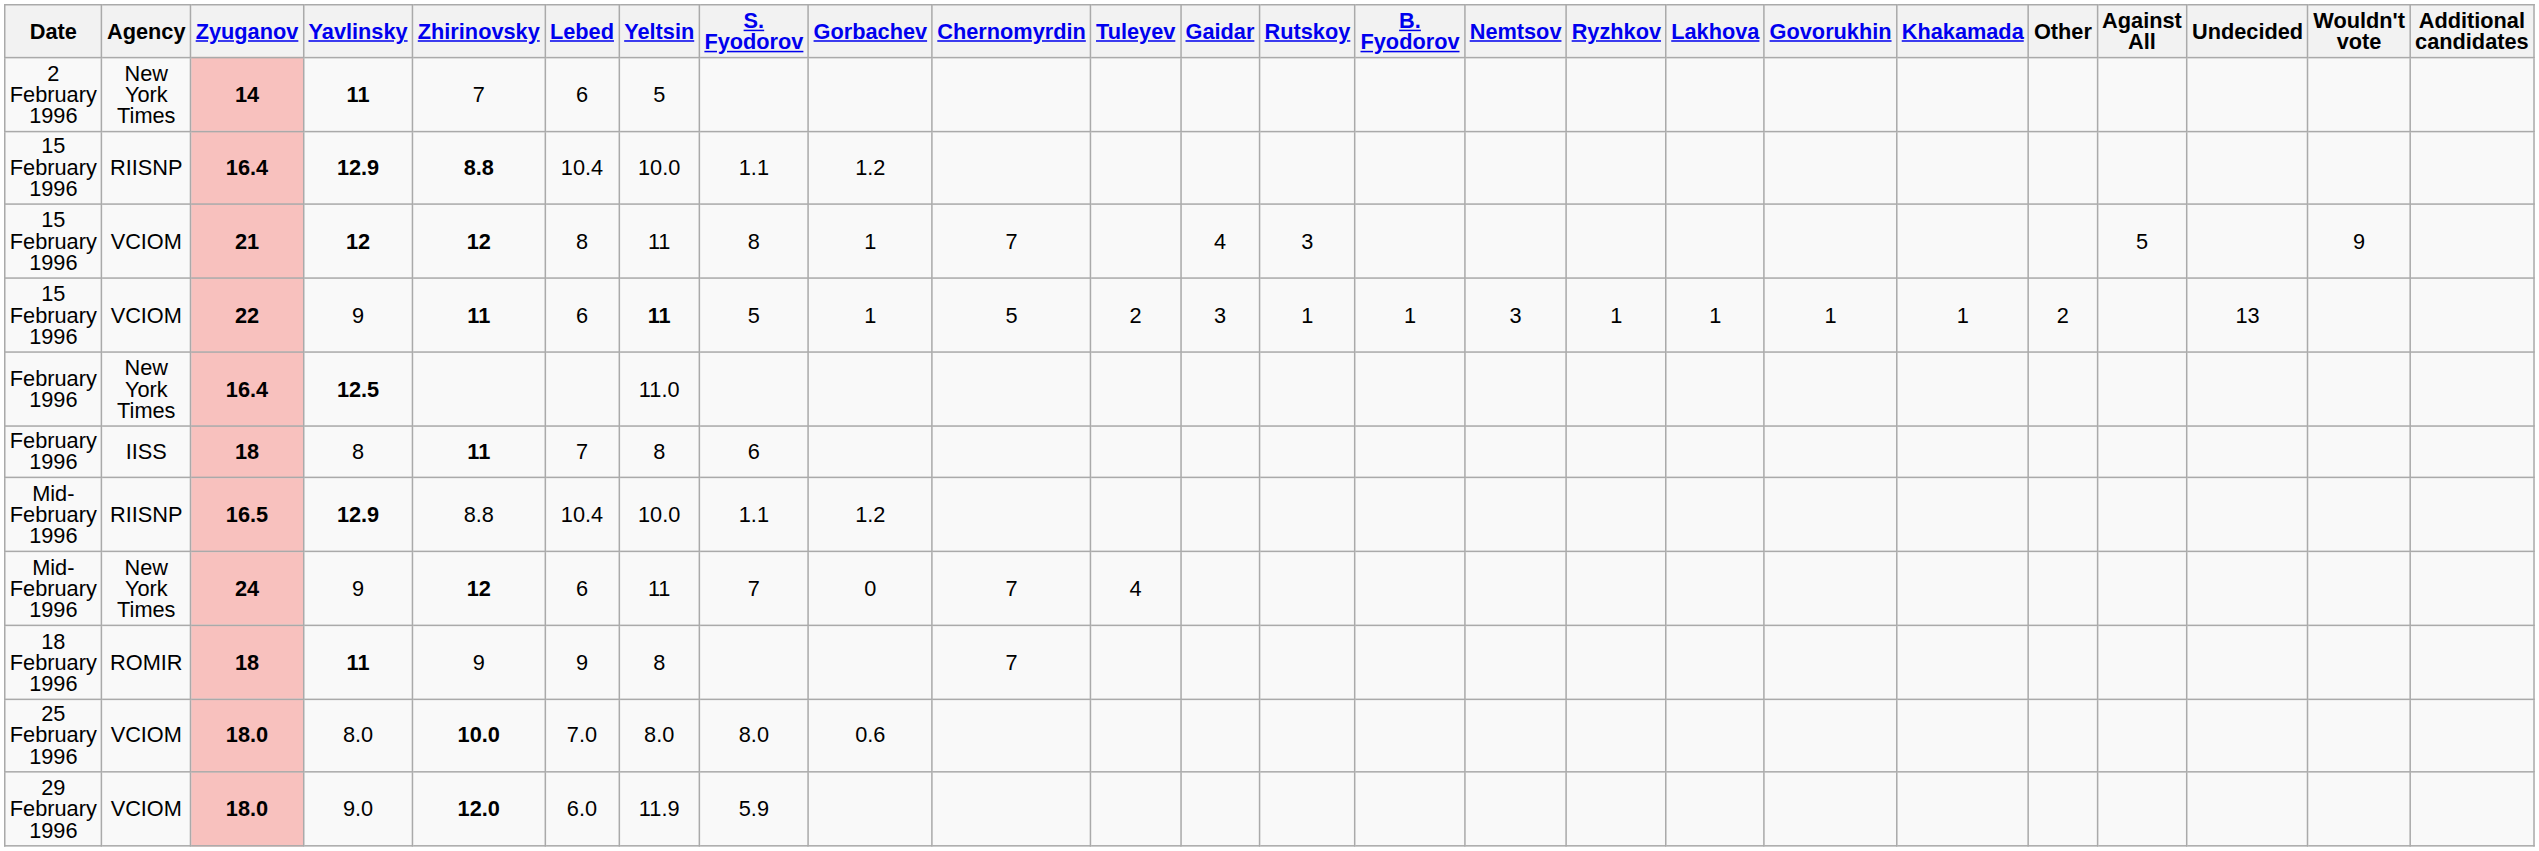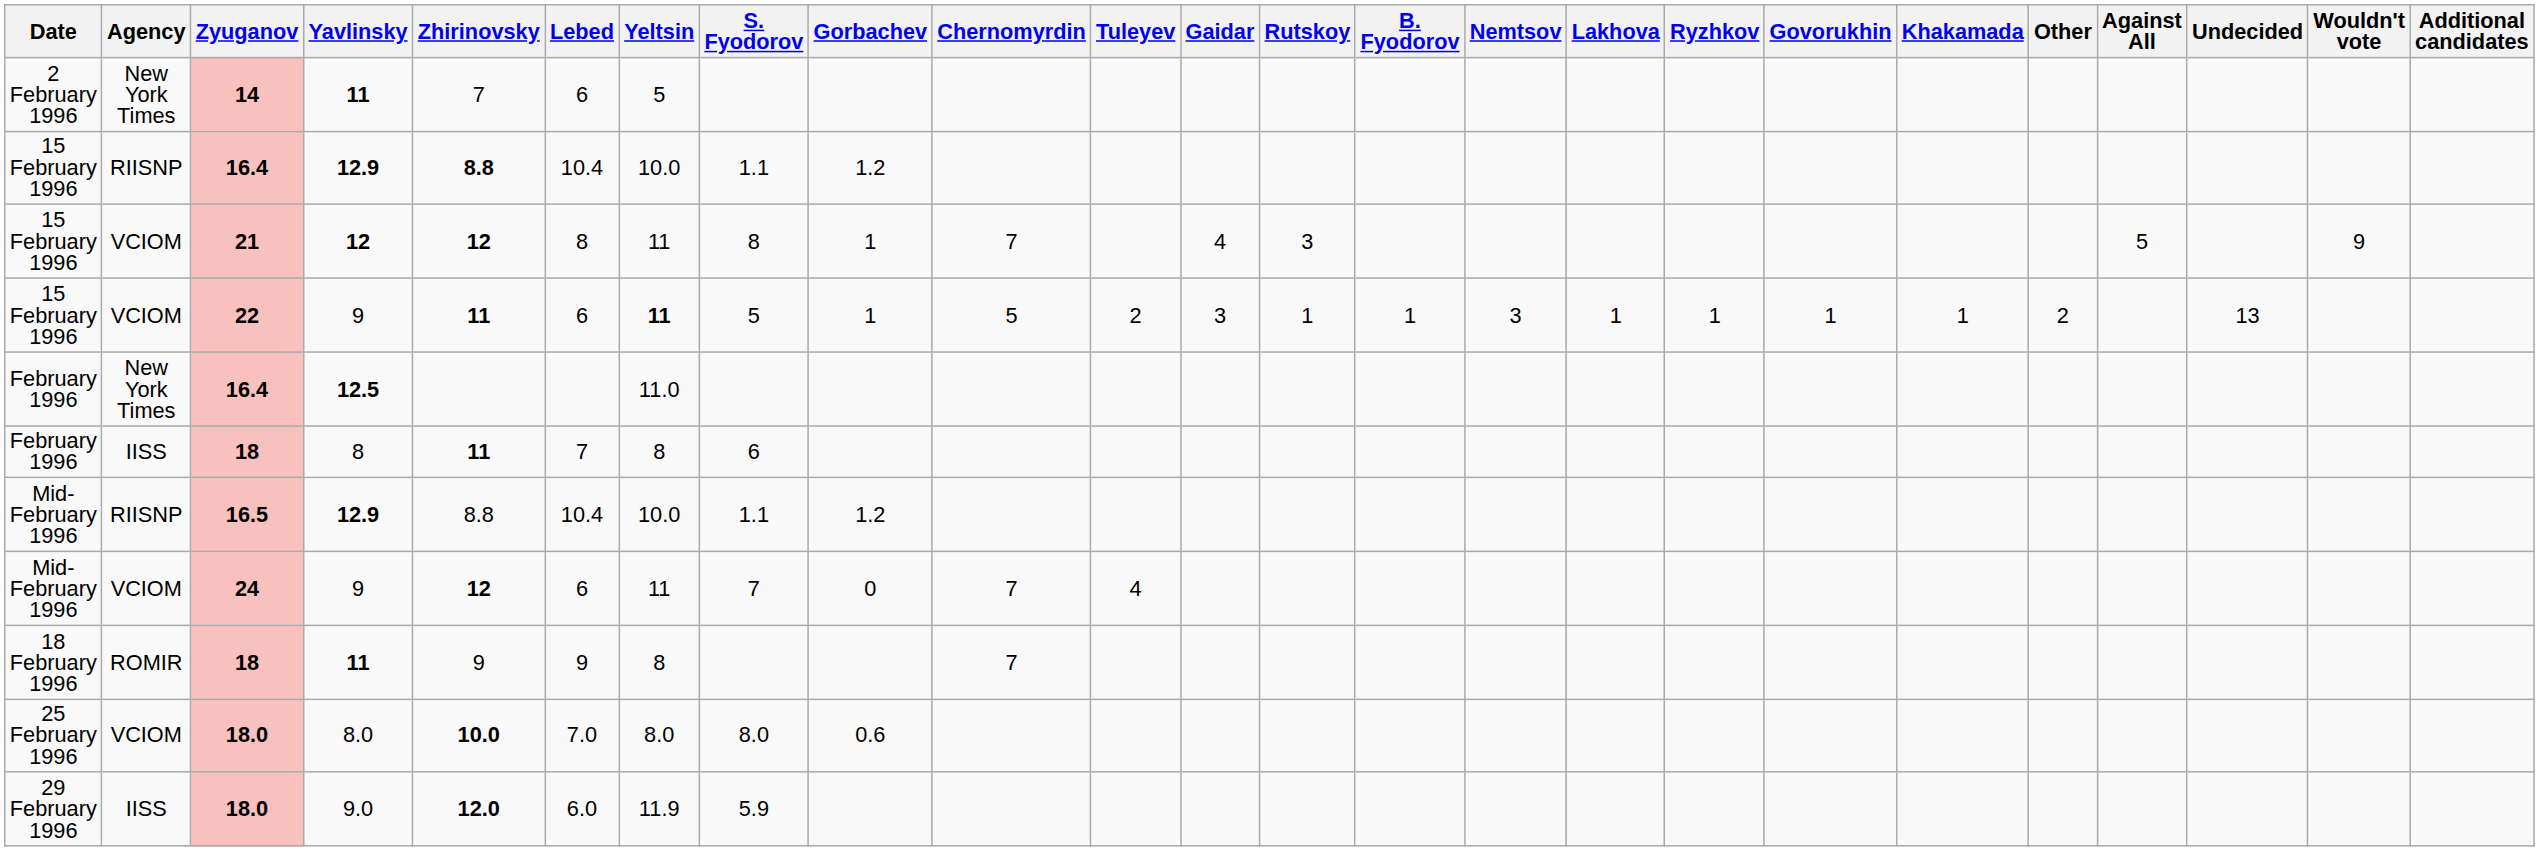columns swapped: (1715, 31) <-> (1616, 31)
(146, 589) New York Times -> (146, 589) VCIOM
(146, 809) VCIOM -> (146, 809) IISS
